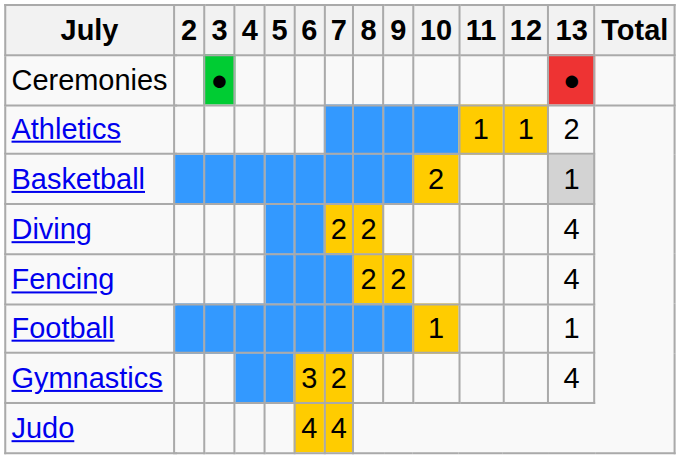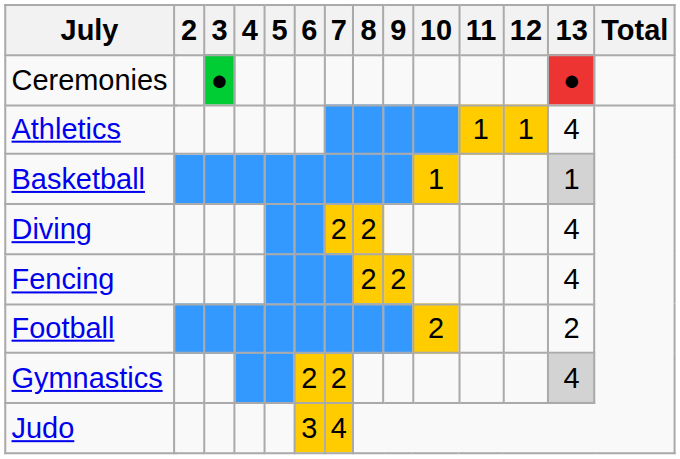(572, 129) 2 -> (572, 129) 4
(436, 179) 2 -> (436, 179) 1
(436, 328) 1 -> (436, 328) 2
(572, 328) 1 -> (572, 328) 2
(309, 378) 3 -> (309, 378) 2
(572, 378) no background -> (572, 378) lightgrey background
(309, 428) 4 -> (309, 428) 3
